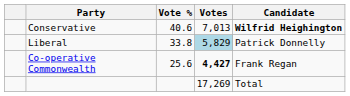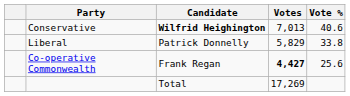columns swapped: (289, 12) <-> (175, 12)
(216, 42) lightblue background -> (291, 42) no background
